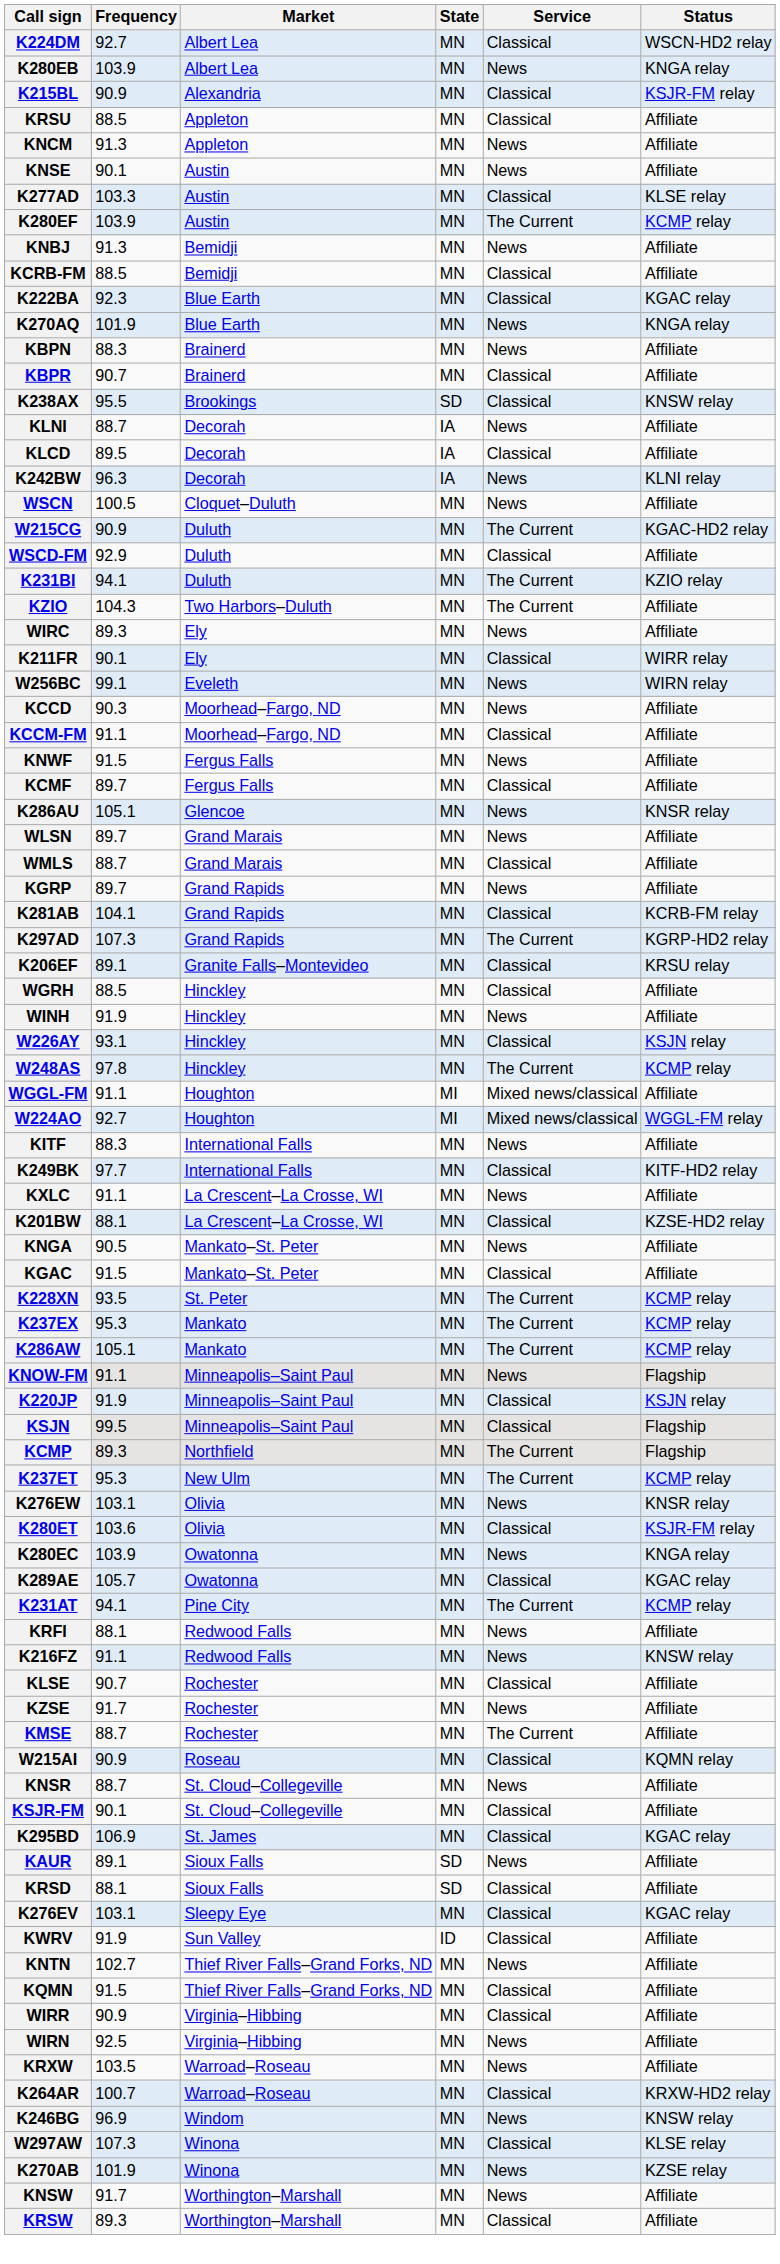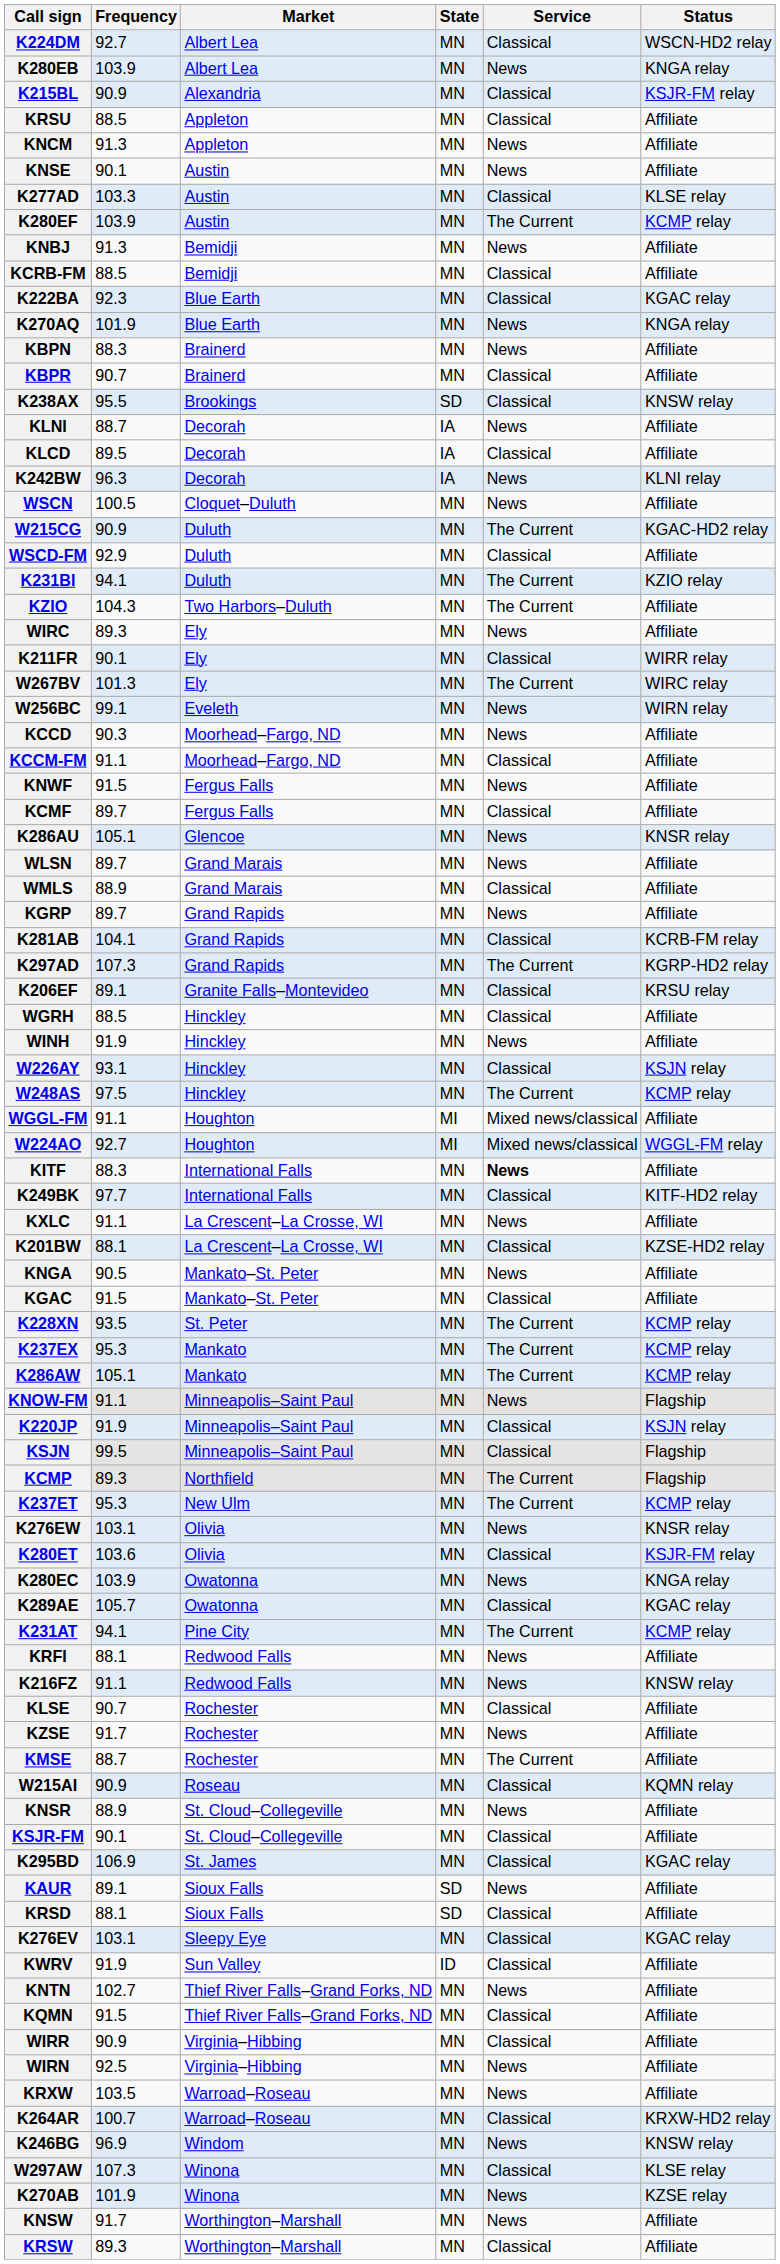+ row: (48, 683)
(111, 863) 88.7 -> (111, 888) 88.9
(111, 1068) 97.8 -> (111, 1093) 97.5
(507, 1144) normal -> (508, 1170) bold
(111, 1785) 88.7 -> (111, 1811) 88.9
